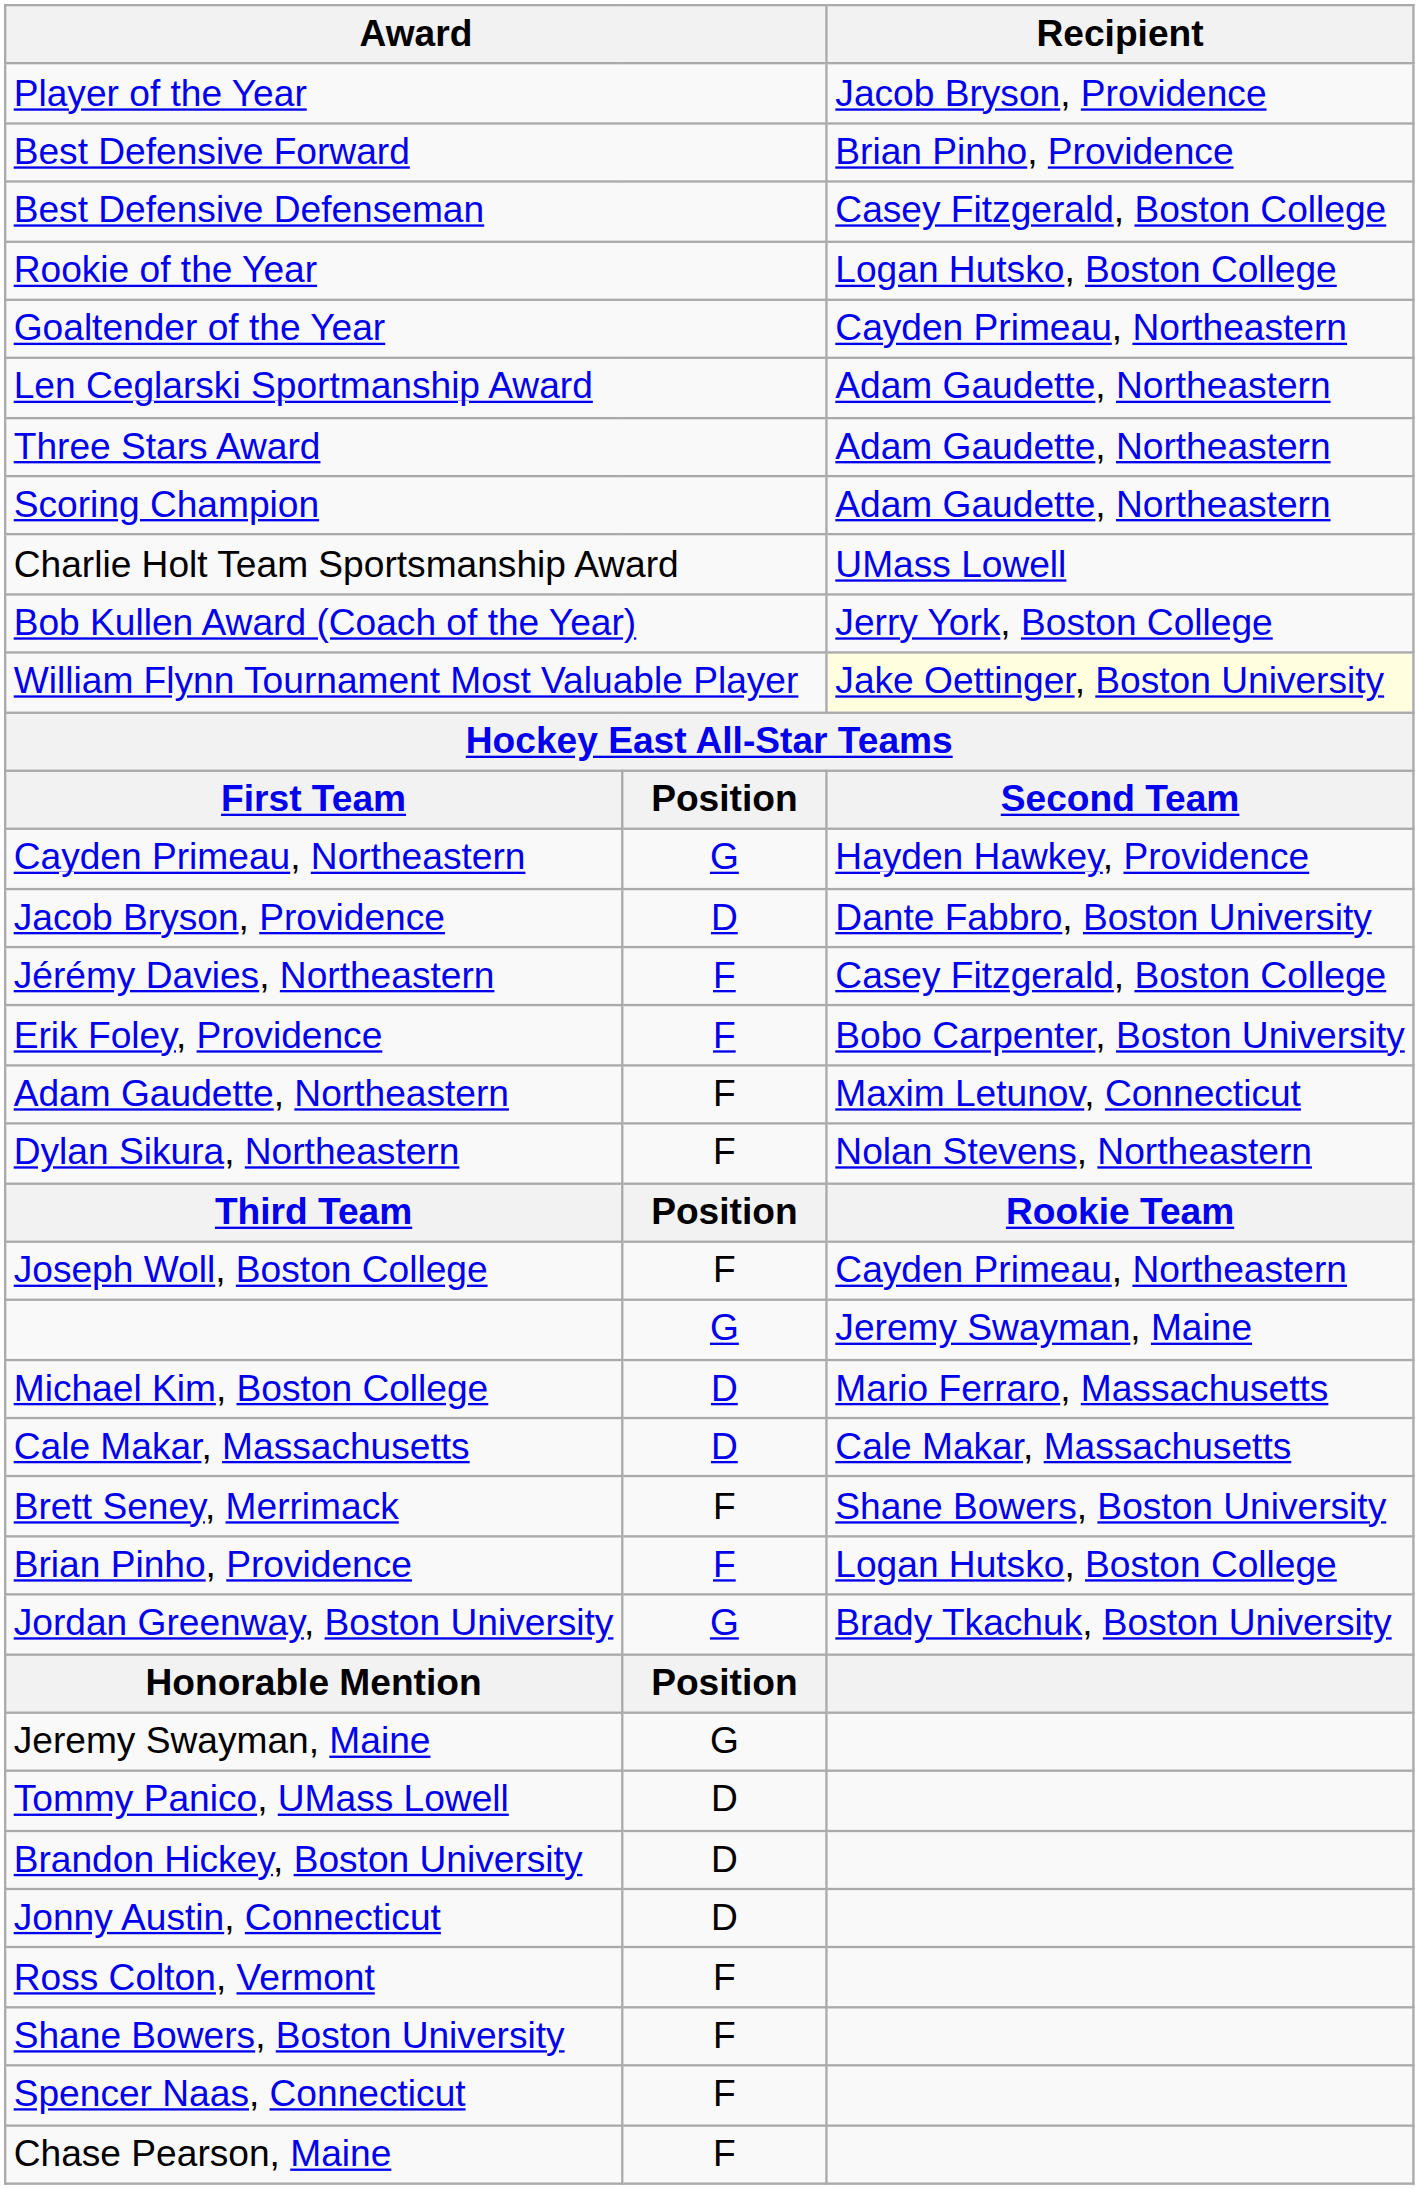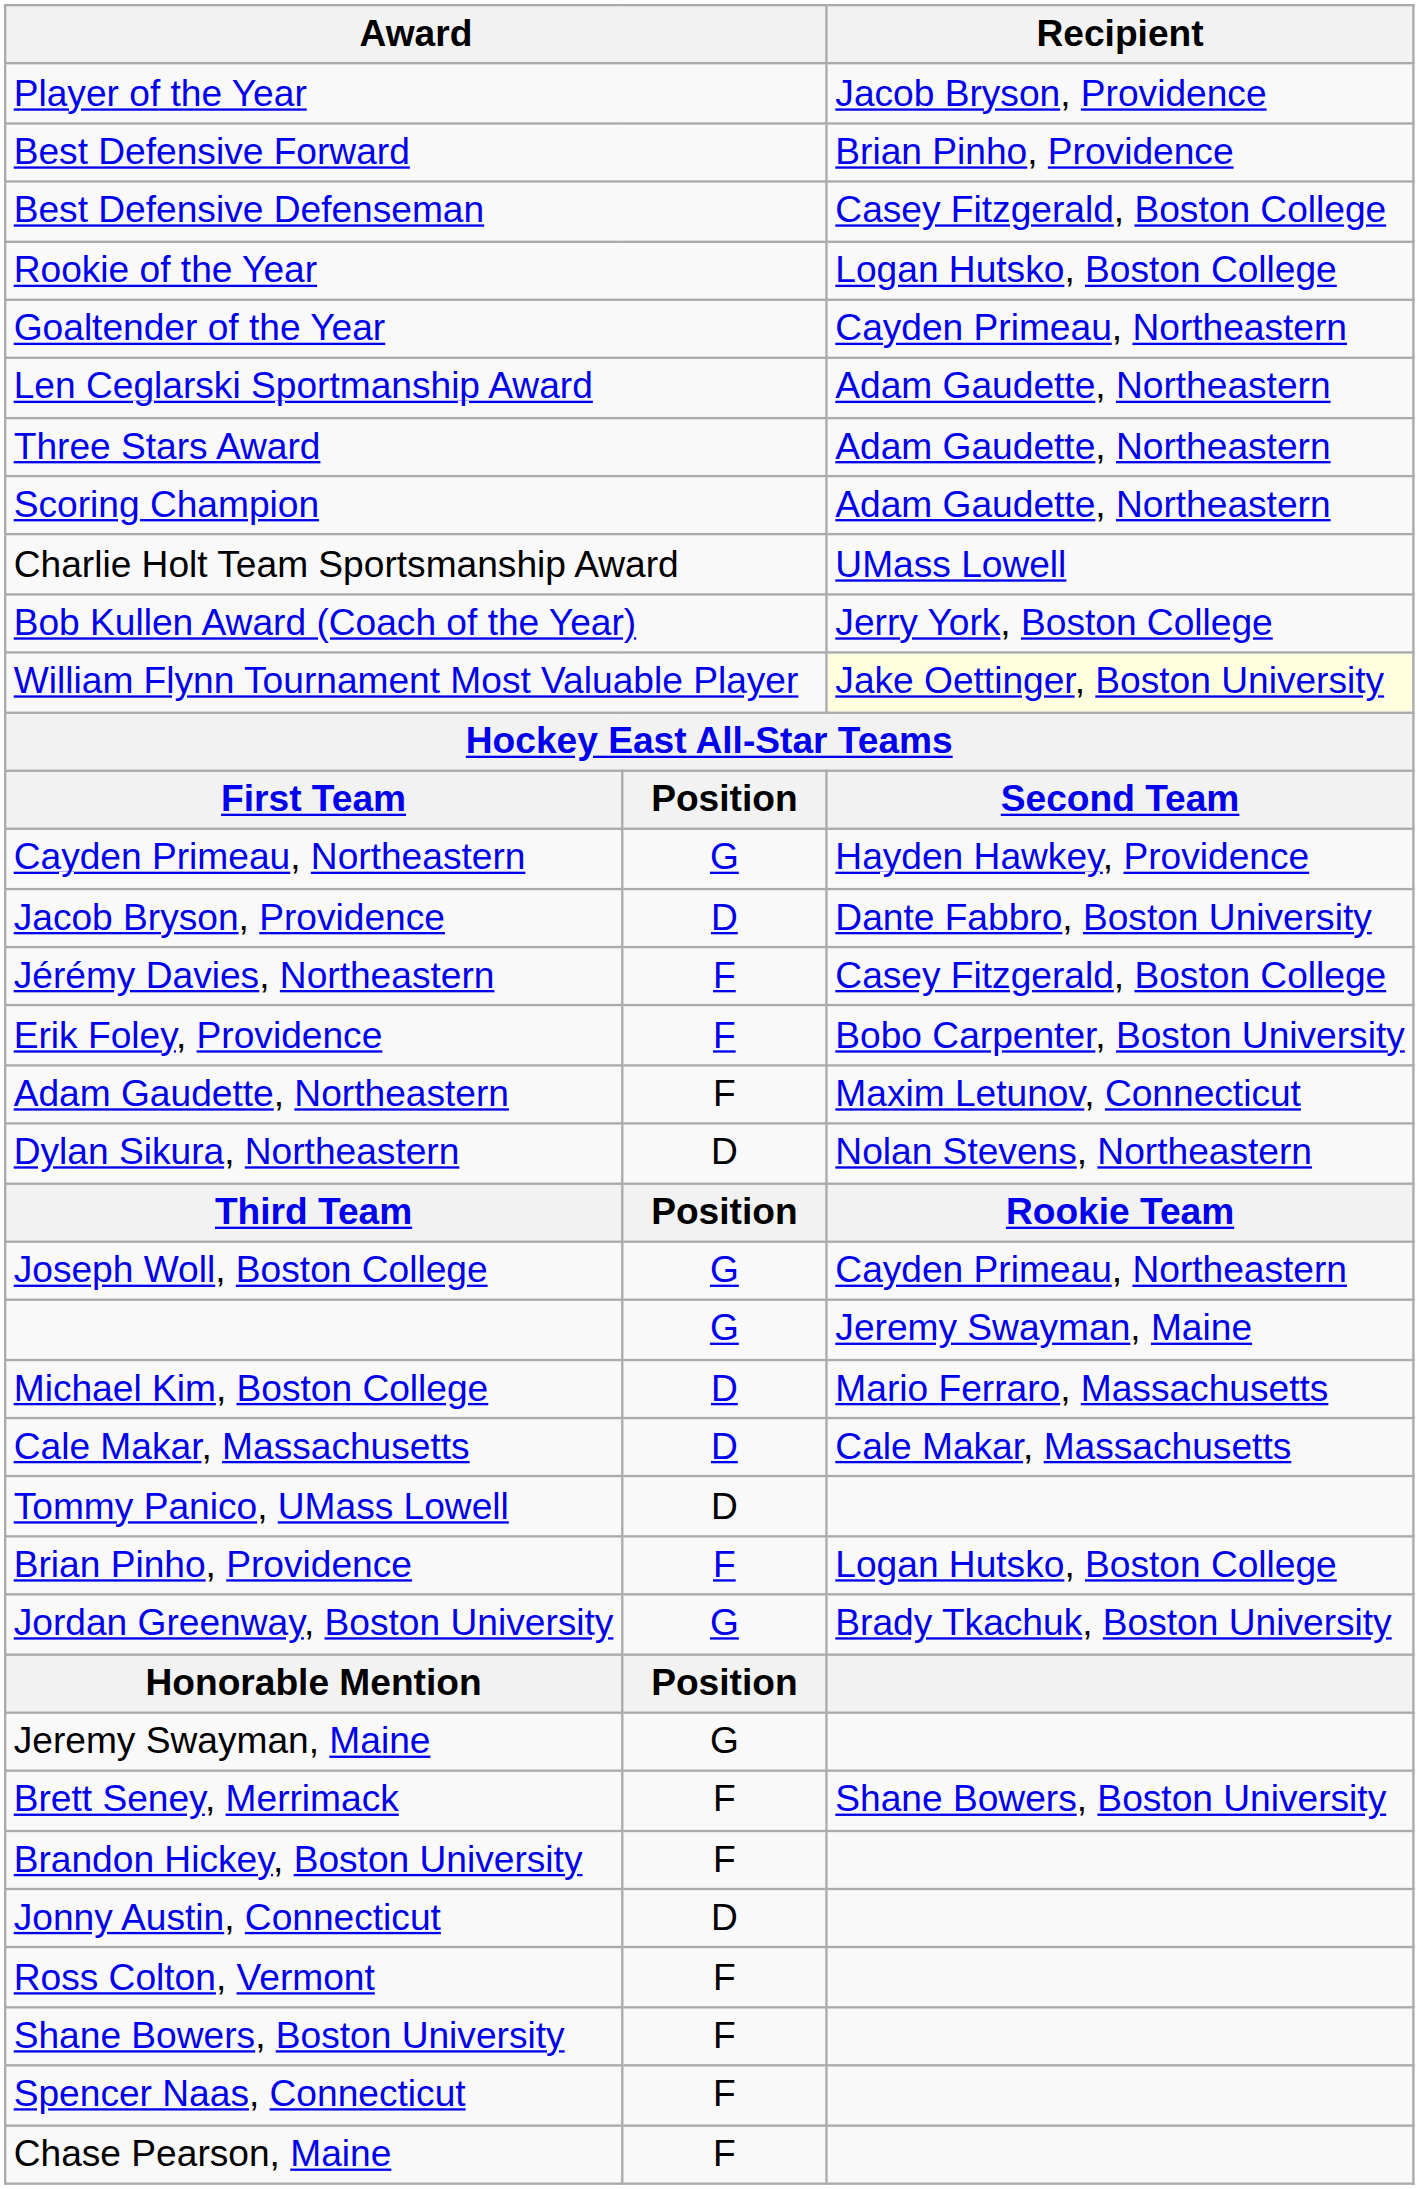(724, 1152) F -> (724, 1152) D
(724, 1270) F -> (724, 1270) G
rows swapped: (206, 1505) <-> (261, 1800)
(724, 1858) D -> (724, 1858) F
